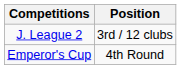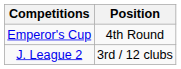rows swapped: (49, 34) <-> (49, 54)
